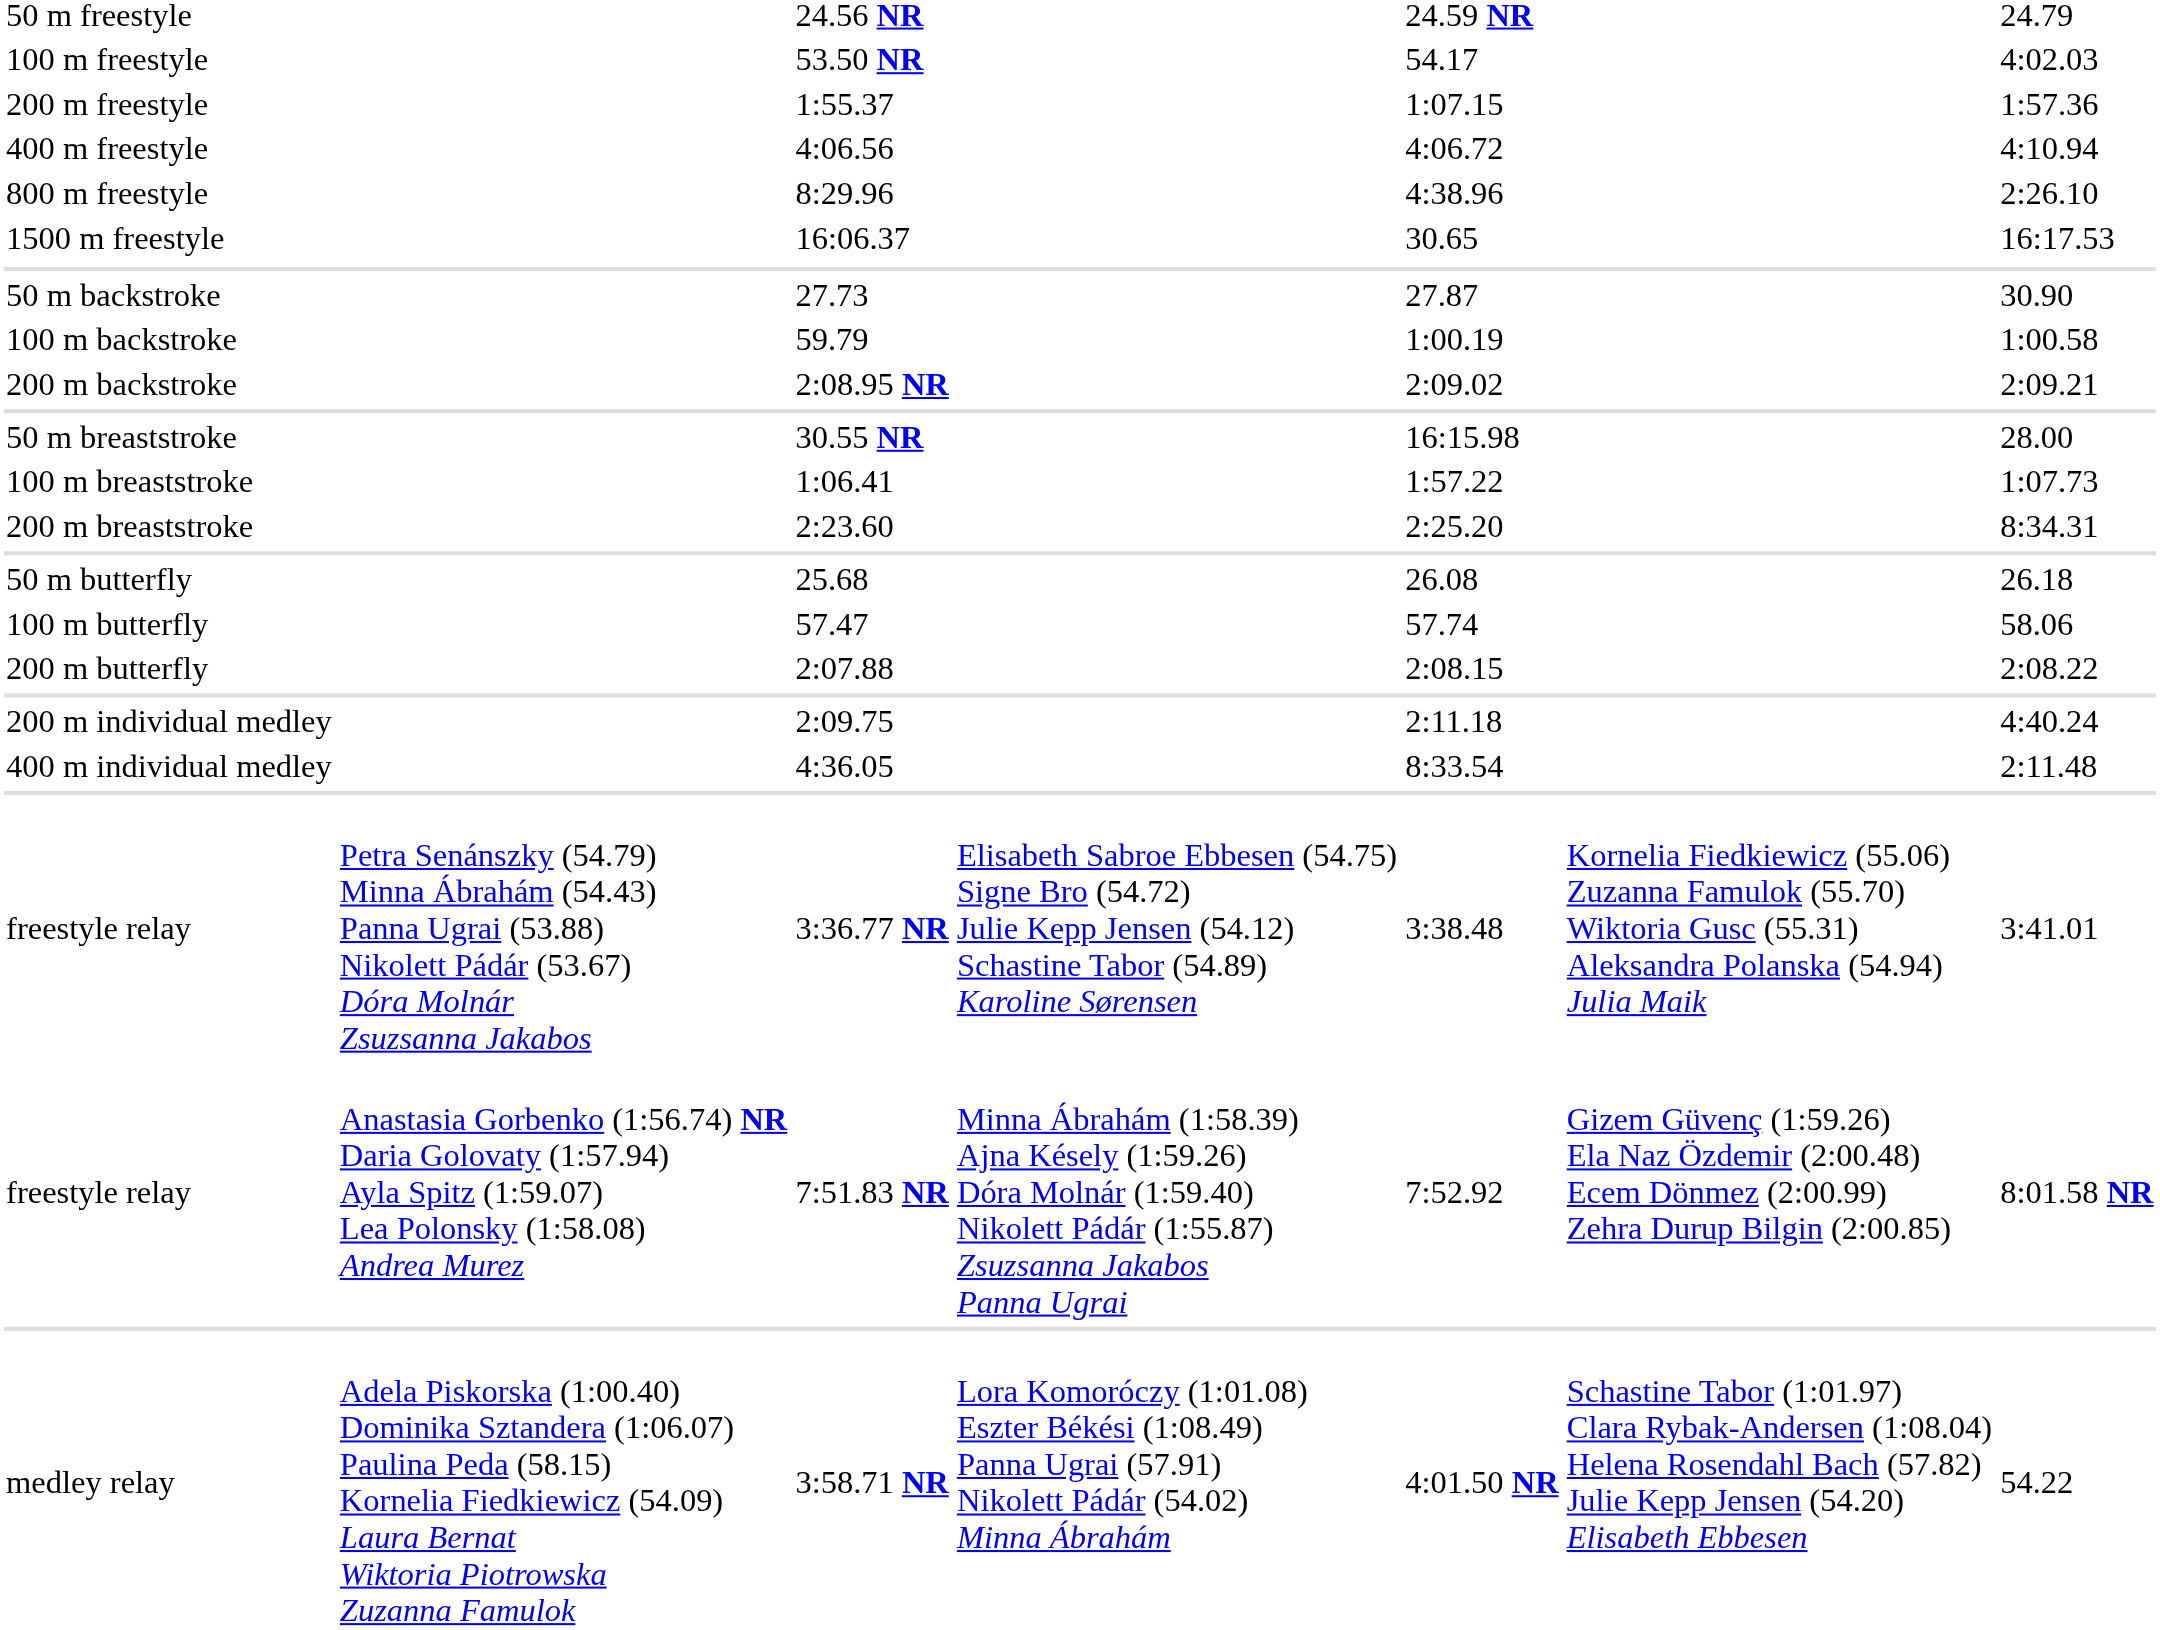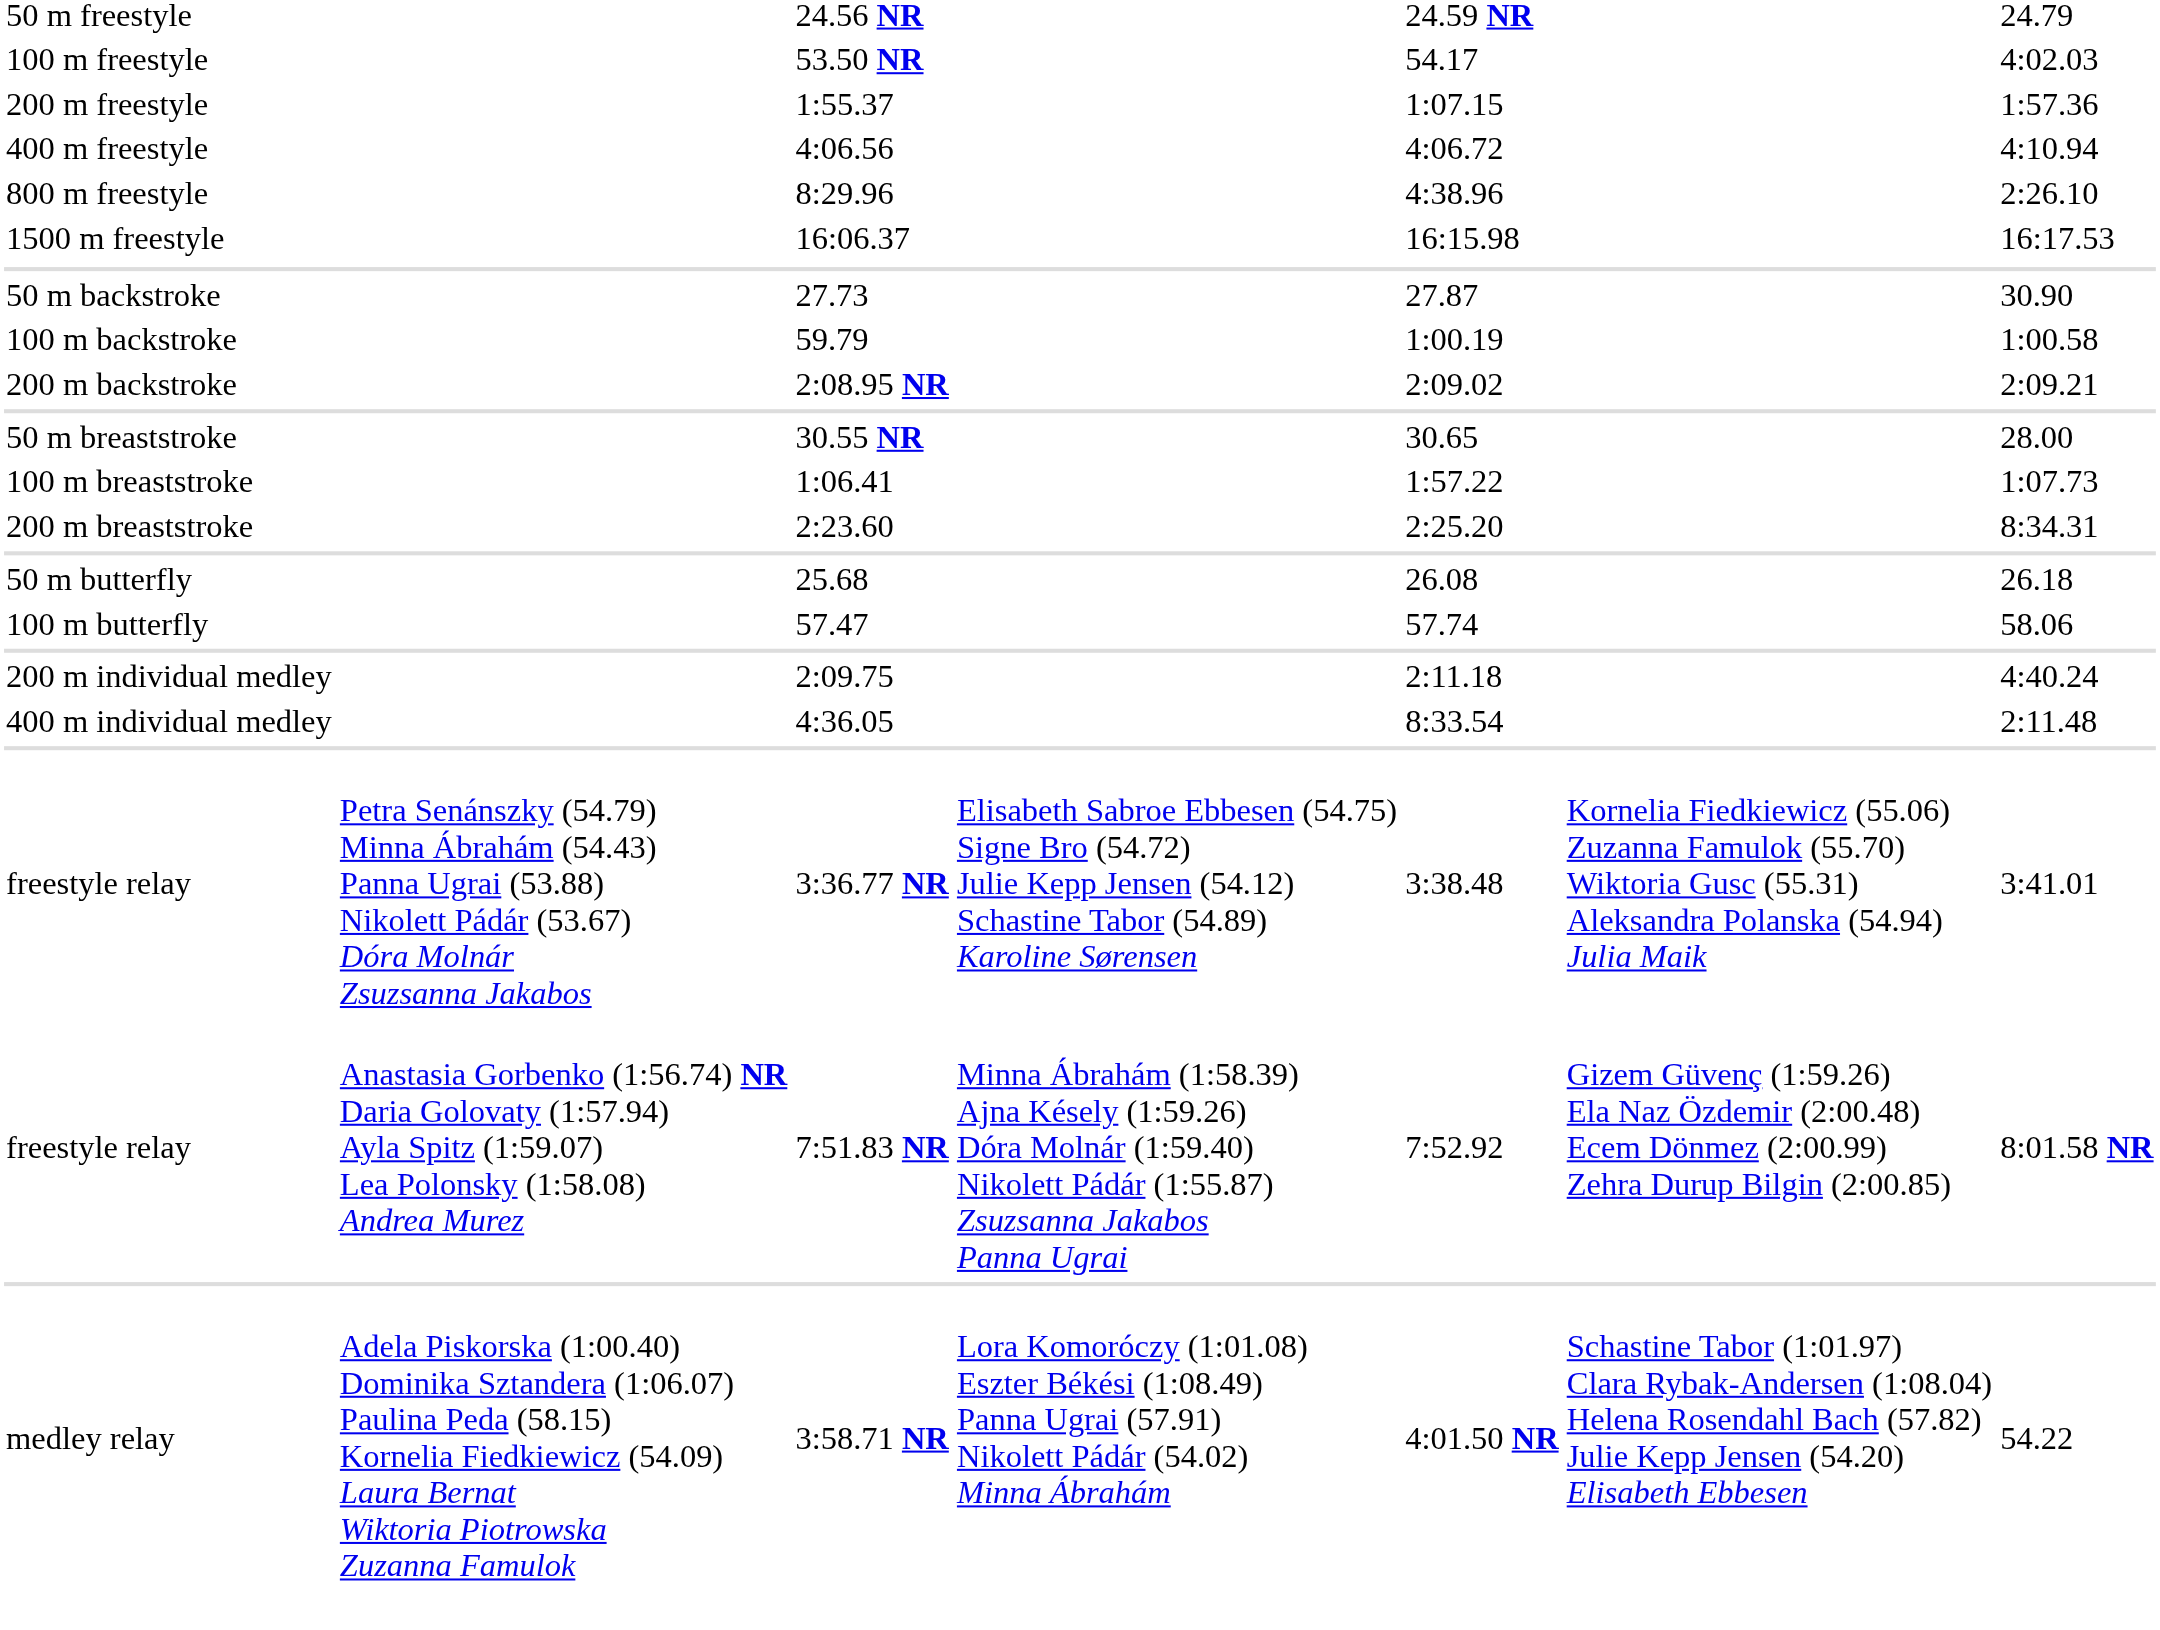(1442, 238) 30.65 -> (1463, 238) 16:15.98
(1463, 437) 16:15.98 -> (1442, 437) 30.65
- row: (107, 668)
